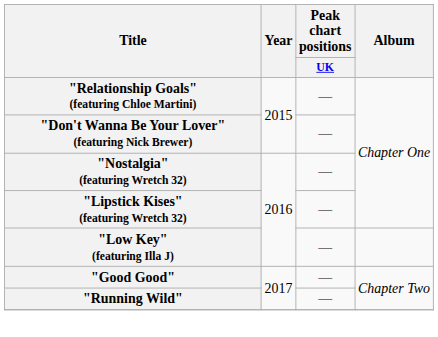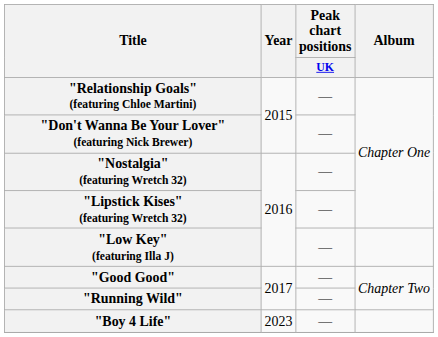+ row: (133, 321)
